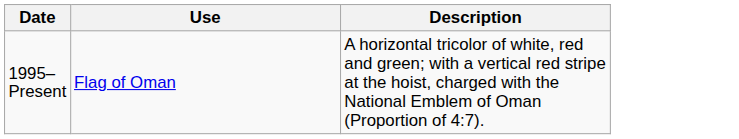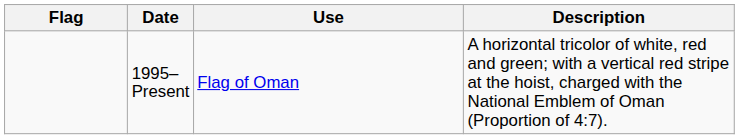+ column: (66, 17)
